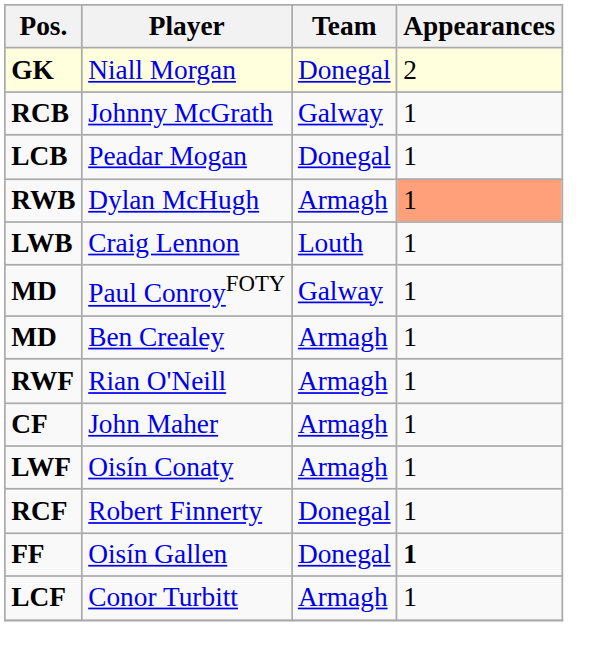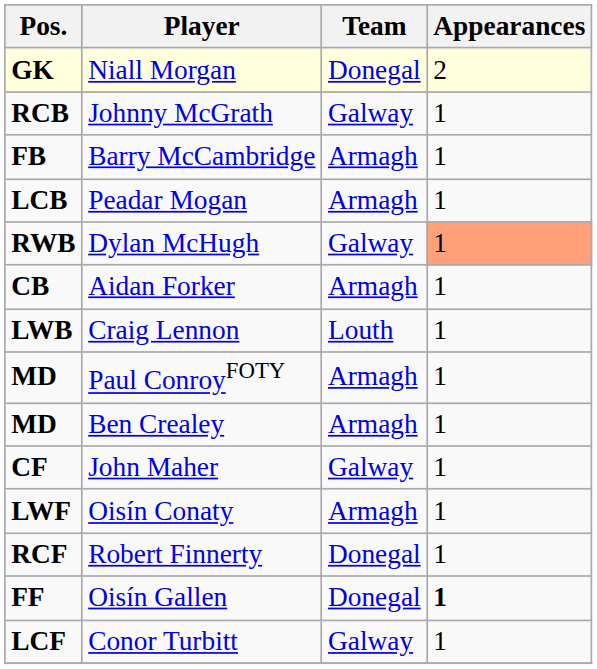+ row: (202, 156)
(344, 156) Donegal -> (373, 199) Armagh
(343, 199) Armagh -> (371, 243) Galway
+ row: (162, 286)
(340, 290) Galway -> (373, 377) Armagh
- row: (157, 380)
(343, 424) Armagh -> (371, 467) Galway
(343, 597) Armagh -> (371, 641) Galway
